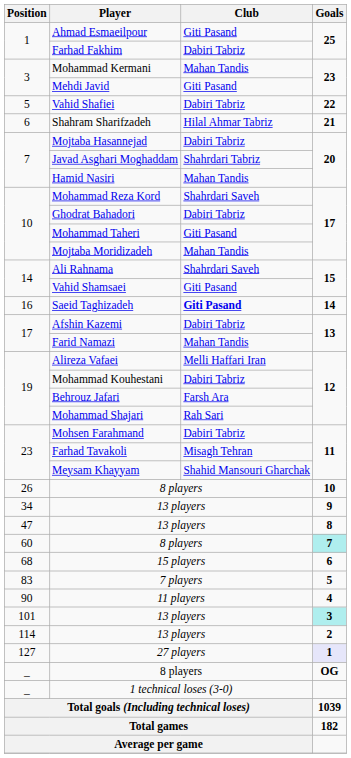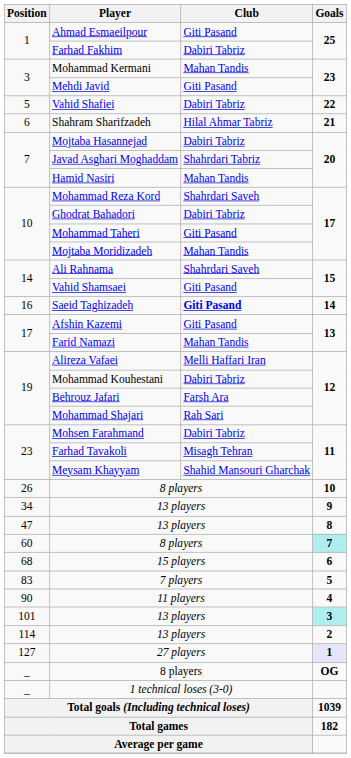(214, 324) Dabiri Tabriz -> (210, 324) Giti Pasand
